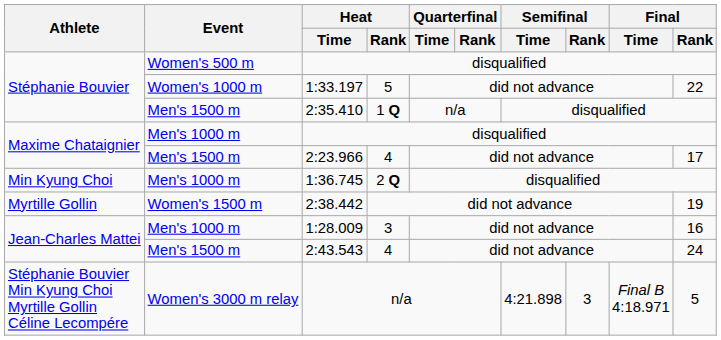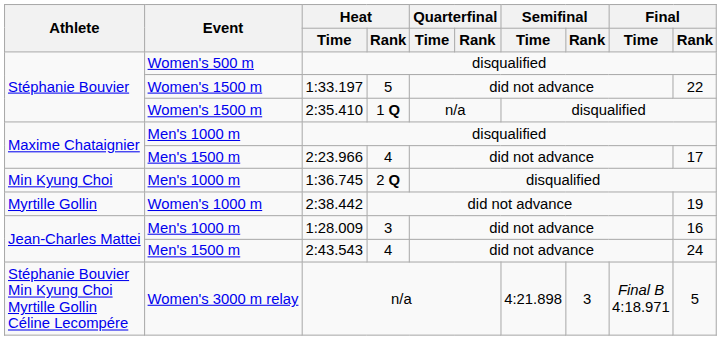(205, 87) Women's 1000 m -> (205, 87) Women's 1500 m
(194, 110) Men's 1500 m -> (205, 110) Women's 1500 m
(205, 204) Women's 1500 m -> (205, 204) Women's 1000 m
